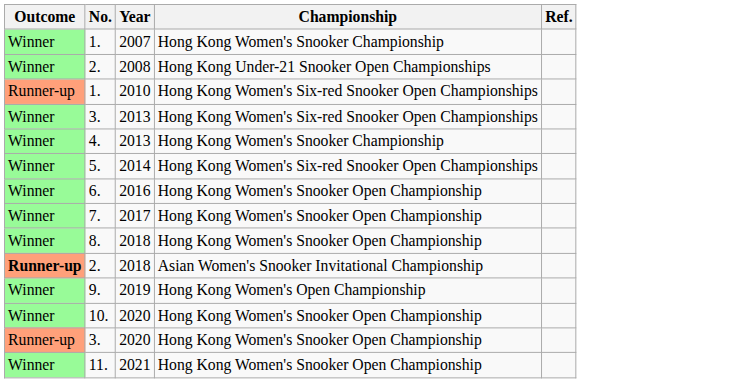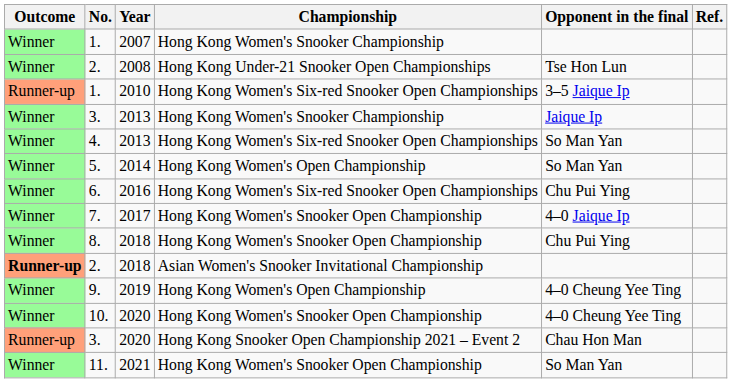+ column: (617, 16)
(348, 116) Hong Kong Women's Six-red Snooker Open Championships -> (301, 116) Hong Kong Women's Snooker Championship
(301, 141) Hong Kong Women's Snooker Championship -> (348, 141) Hong Kong Women's Six-red Snooker Open Championships
(348, 166) Hong Kong Women's Six-red Snooker Open Championships -> (292, 166) Hong Kong Women's Open Championship
(320, 191) Hong Kong Women's Snooker Open Championship -> (348, 191) Hong Kong Women's Six-red Snooker Open Championships
(320, 340) Hong Kong Women's Snooker Open Championship -> (339, 340) Hong Kong Snooker Open Championship 2021 – Event 2
